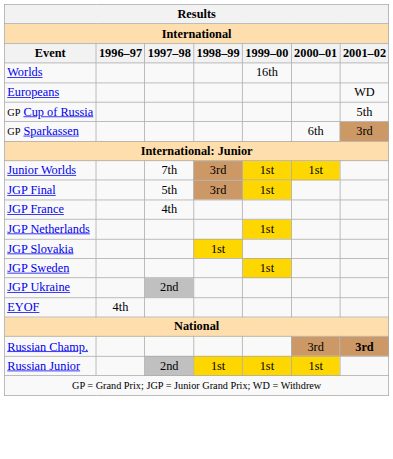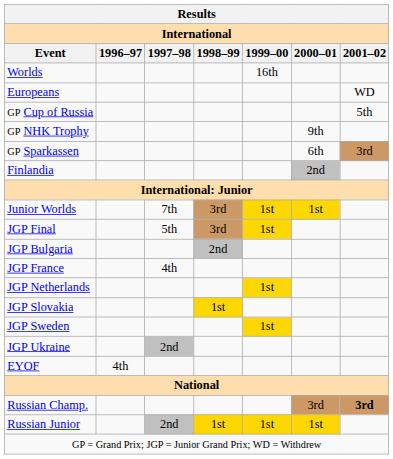+ row: (48, 131)
+ row: (30, 170)
+ row: (40, 248)
